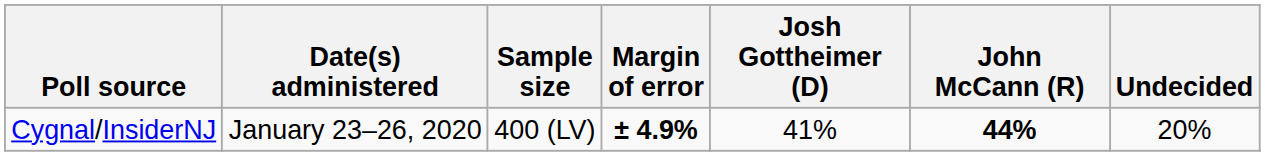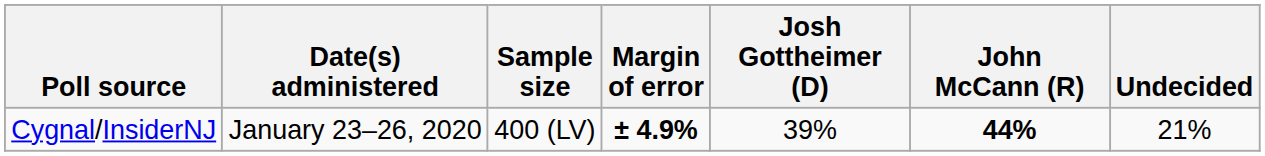(810, 129) 41% -> (810, 129) 39%
(1185, 129) 20% -> (1185, 129) 21%
